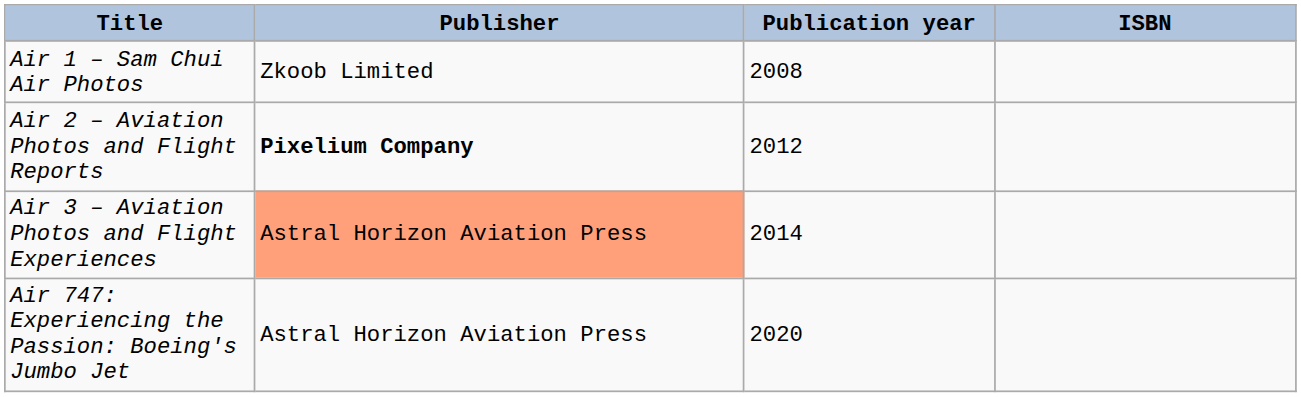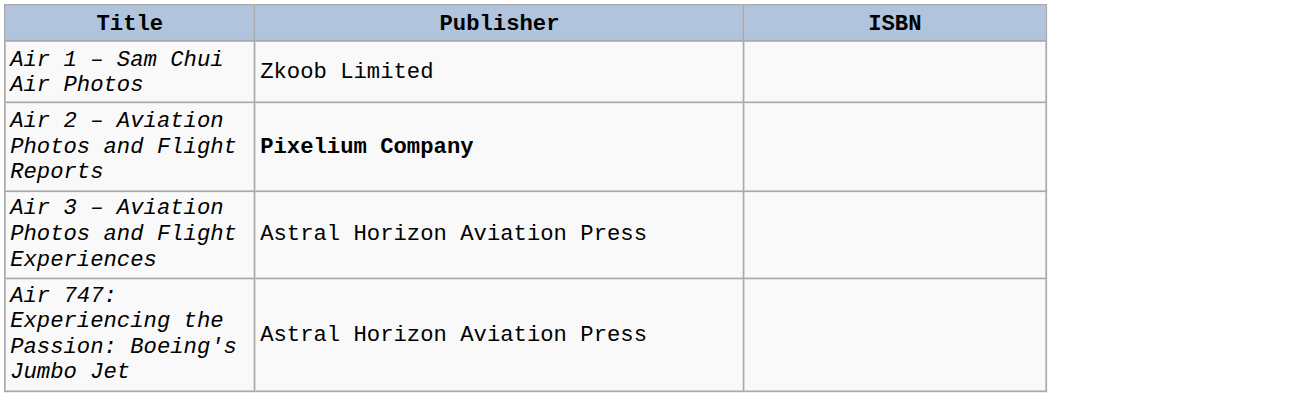- column: (869, 23)
(454, 234) lightsalmon background -> (454, 234) no background
